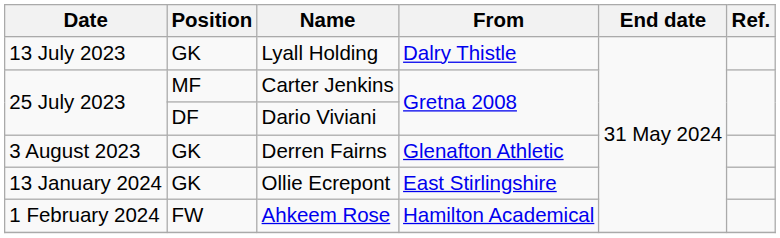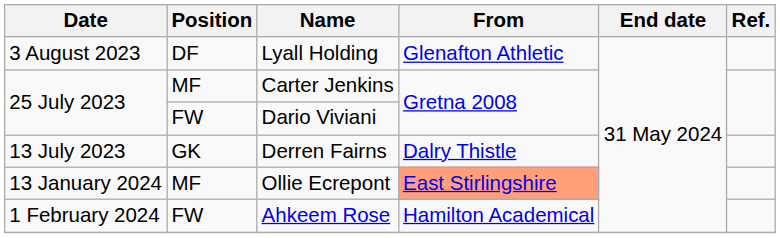(67, 53) 13 July 2023 -> (75, 53) 3 August 2023
(186, 53) GK -> (185, 53) DF
(460, 53) Dalry Thistle -> (483, 53) Glenafton Athletic
(185, 118) DF -> (187, 118) FW
(75, 150) 3 August 2023 -> (67, 150) 13 July 2023
(483, 150) Glenafton Athletic -> (460, 150) Dalry Thistle
(186, 183) GK -> (186, 183) MF
(480, 183) no background -> (480, 183) lightsalmon background
